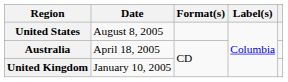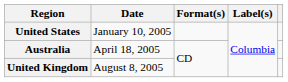(128, 31) August 8, 2005 -> (132, 31) January 10, 2005
(132, 67) January 10, 2005 -> (128, 67) August 8, 2005
